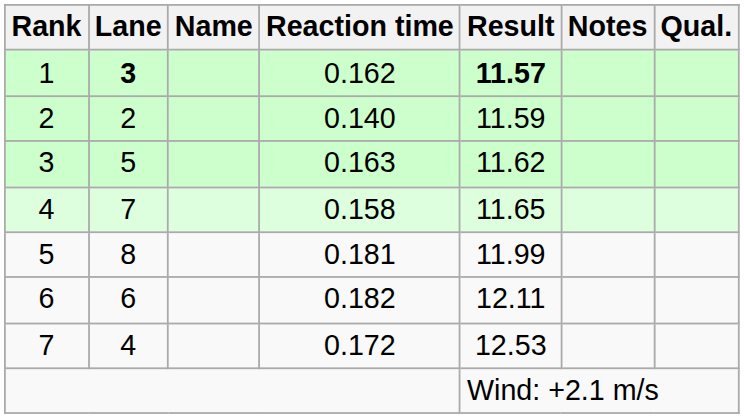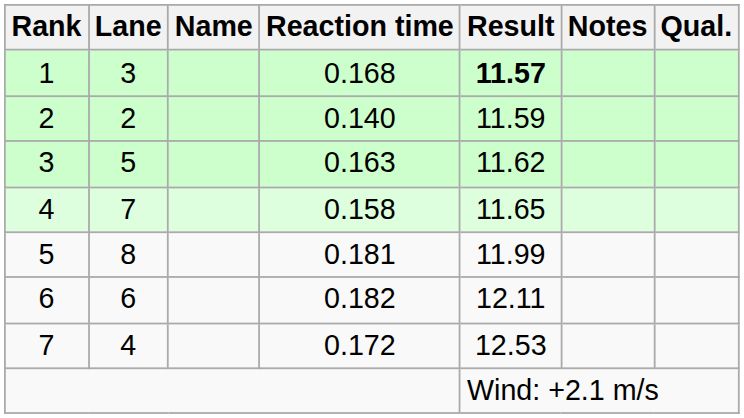(128, 72) bold -> (128, 72) normal
(360, 72) 0.162 -> (360, 72) 0.168
